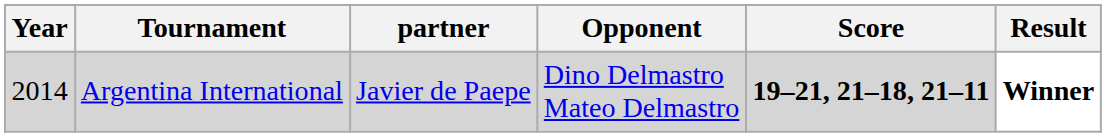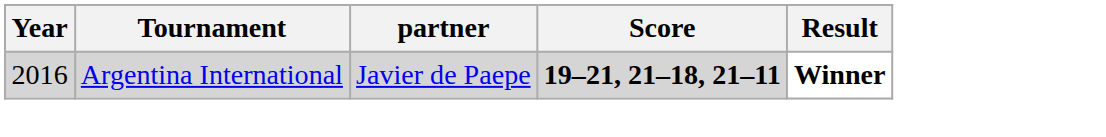- column: (642, 28)
(40, 90) 2014 -> (40, 74) 2016
